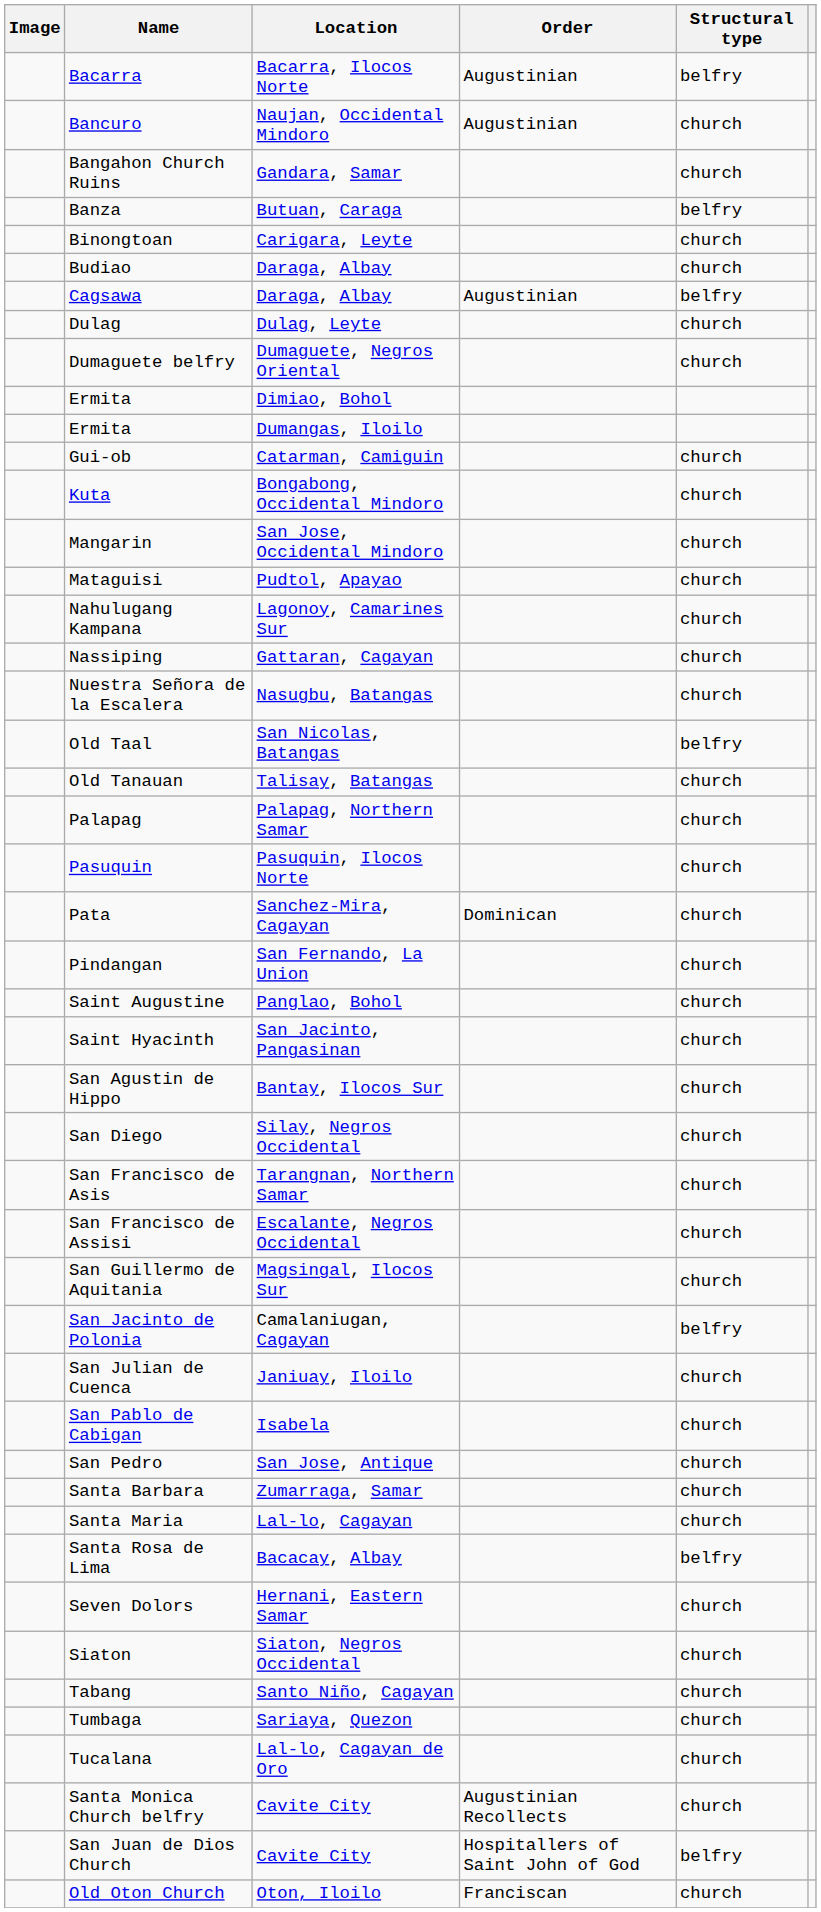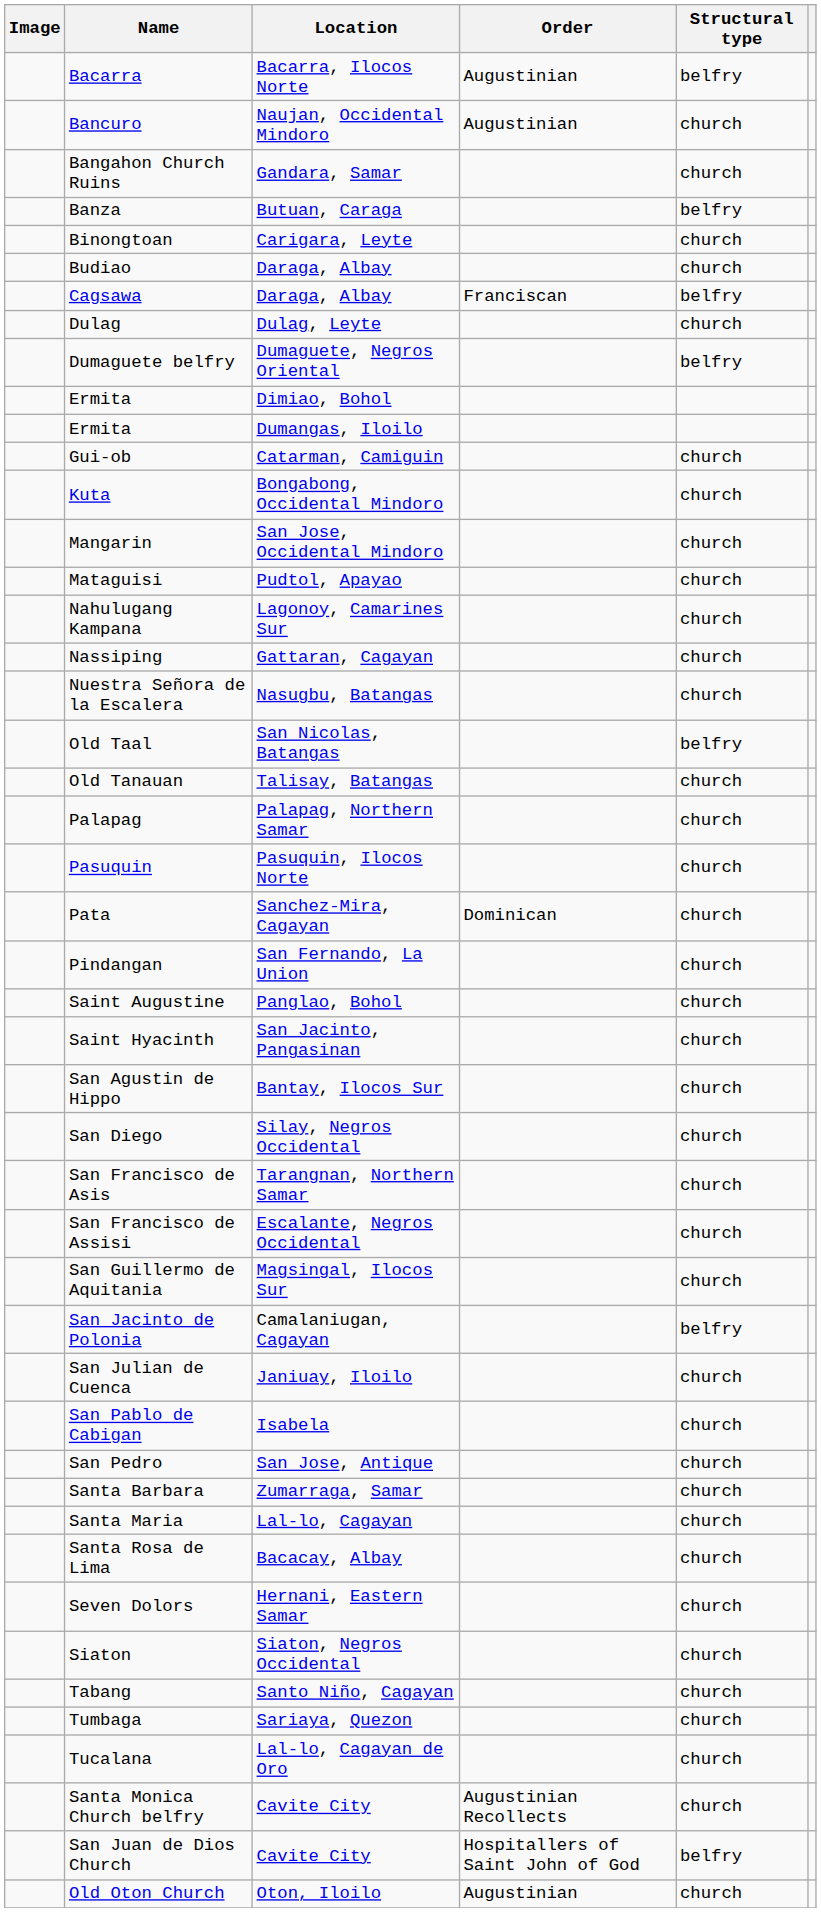(521, 296) Augustinian -> (515, 296) Franciscan
(711, 362) church -> (711, 362) belfry
(711, 1558) belfry -> (711, 1558) church
(515, 1894) Franciscan -> (521, 1894) Augustinian
